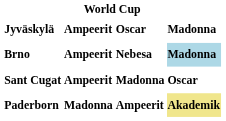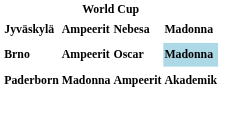(131, 29) Oscar -> (132, 29) Nebesa
(134, 54) Nebesa -> (129, 54) Oscar
- row: (33, 80)
(194, 105) khaki background -> (191, 80) no background
